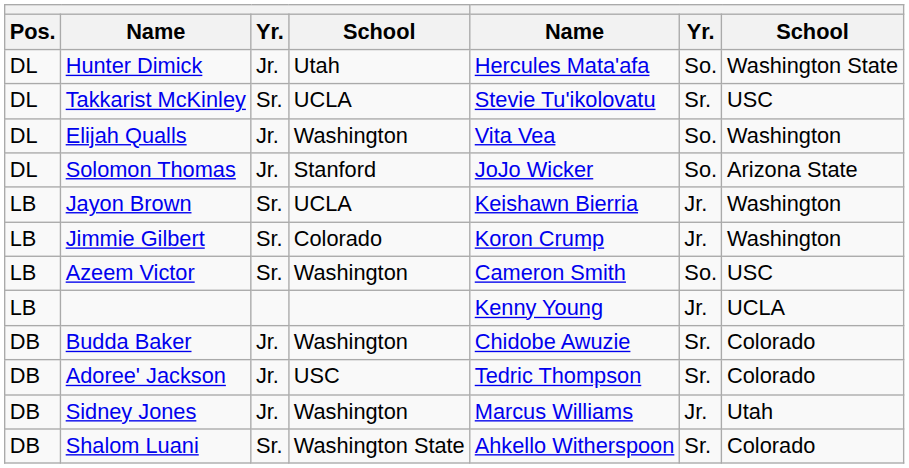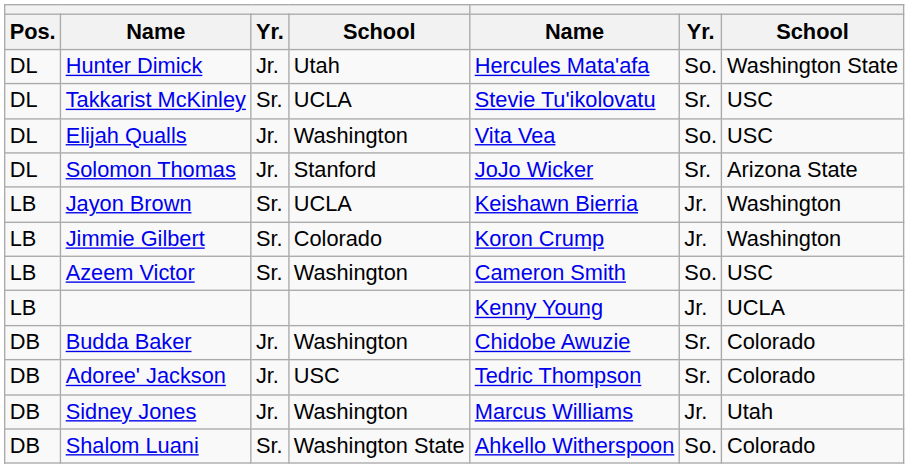(784, 135) Washington -> (750, 135) USC
(701, 169) So. -> (698, 169) Sr.
(698, 445) Sr. -> (701, 445) So.
